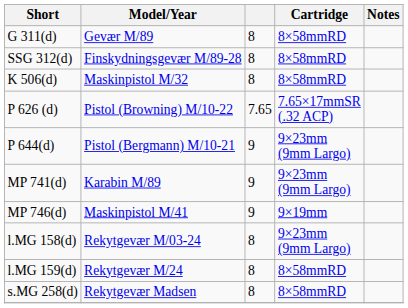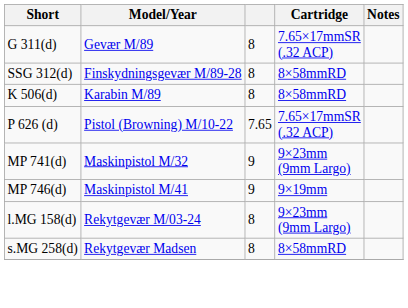(312, 36) 8×58mmRD -> (319, 44) 7.65×17mmSR (.32 ACP)
(136, 79) Maskinpistol M/32 -> (122, 95) Karabin M/89
- row: (31, 146)
(122, 182) Karabin M/89 -> (136, 161) Maskinpistol M/32
- row: (42, 270)
